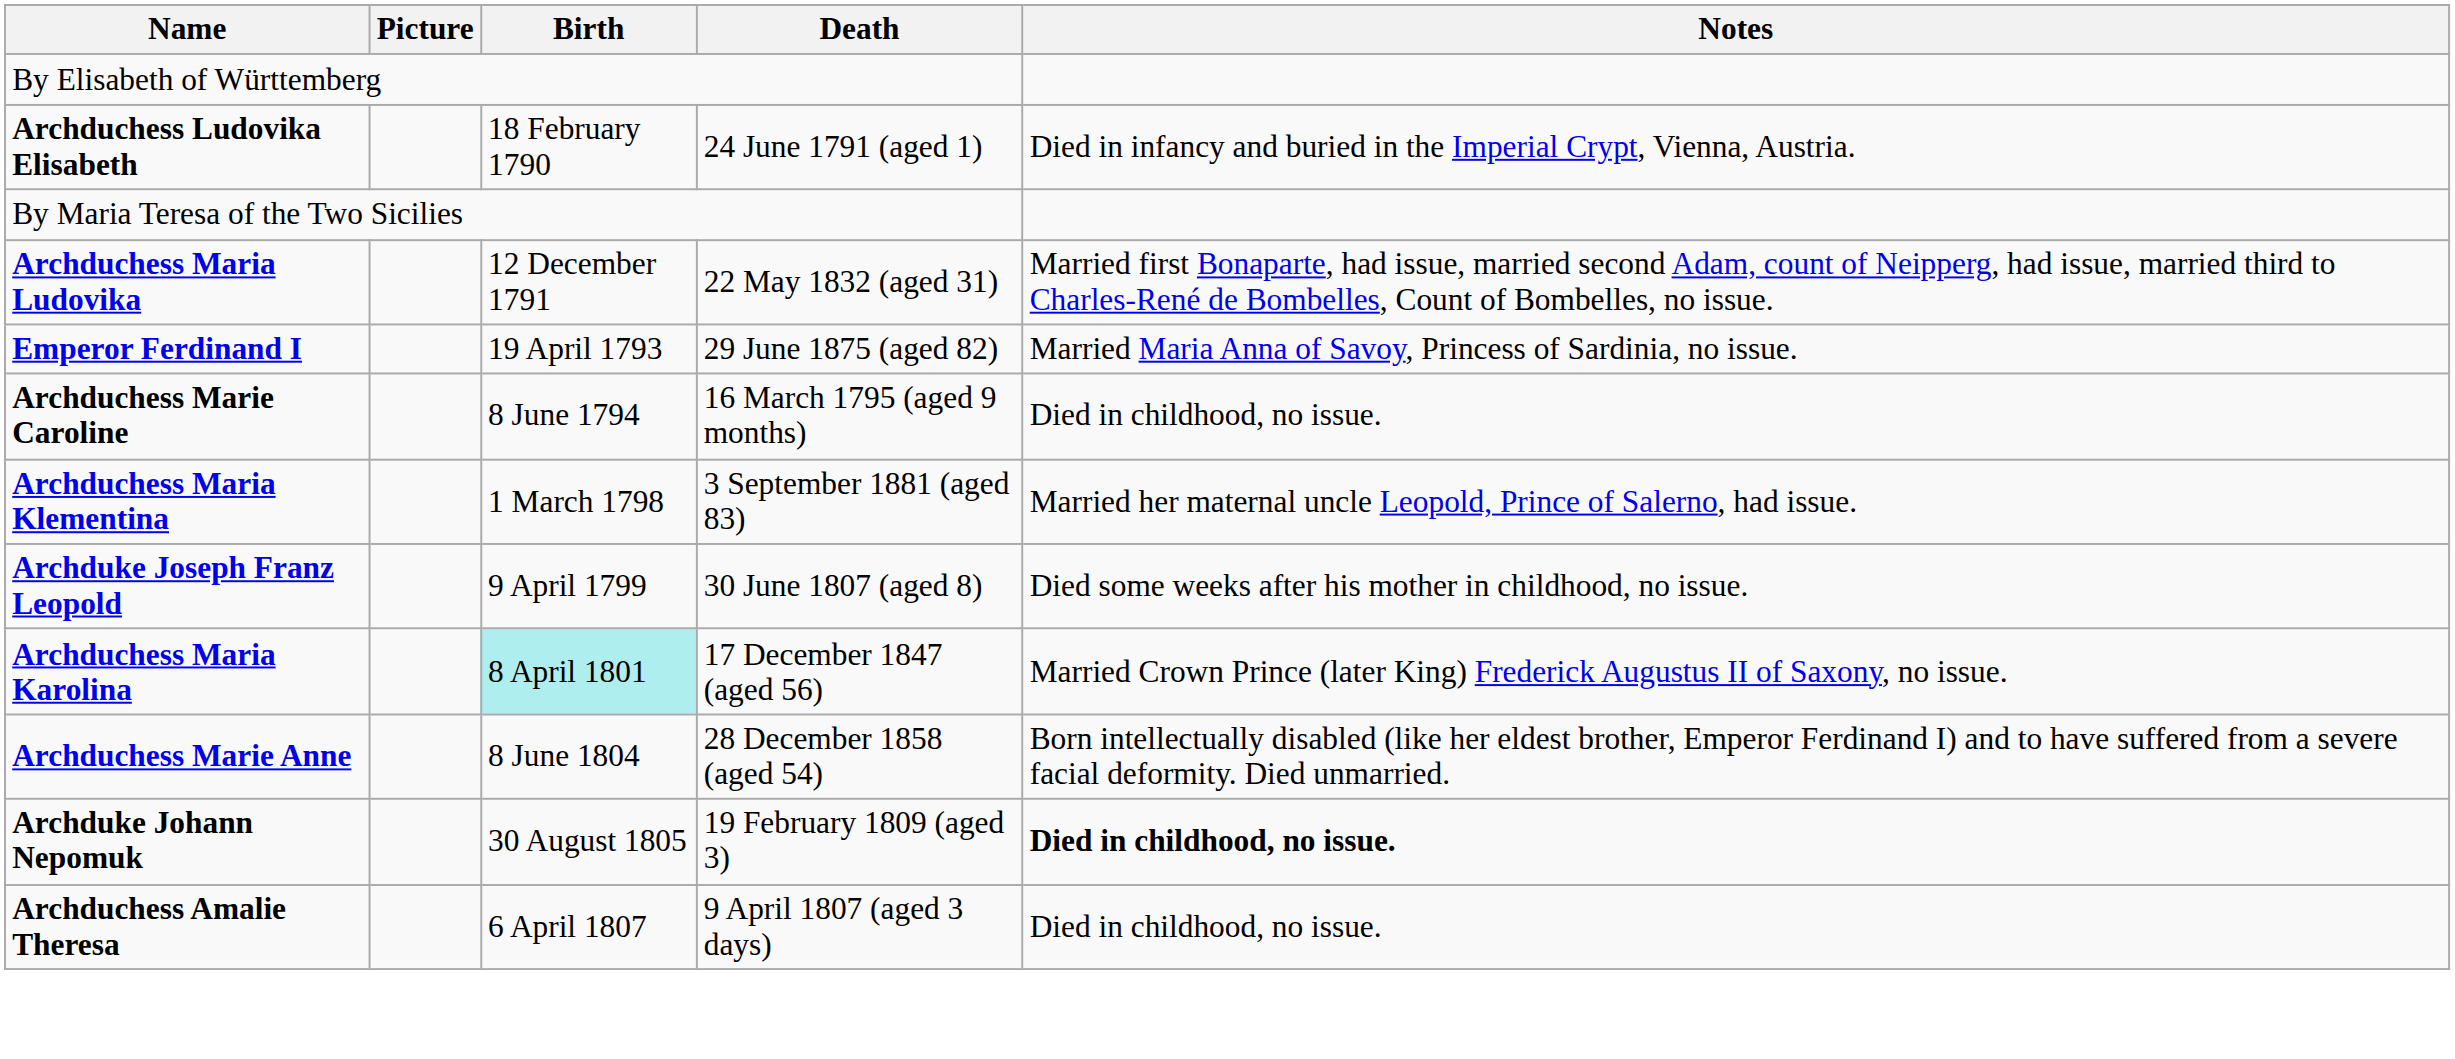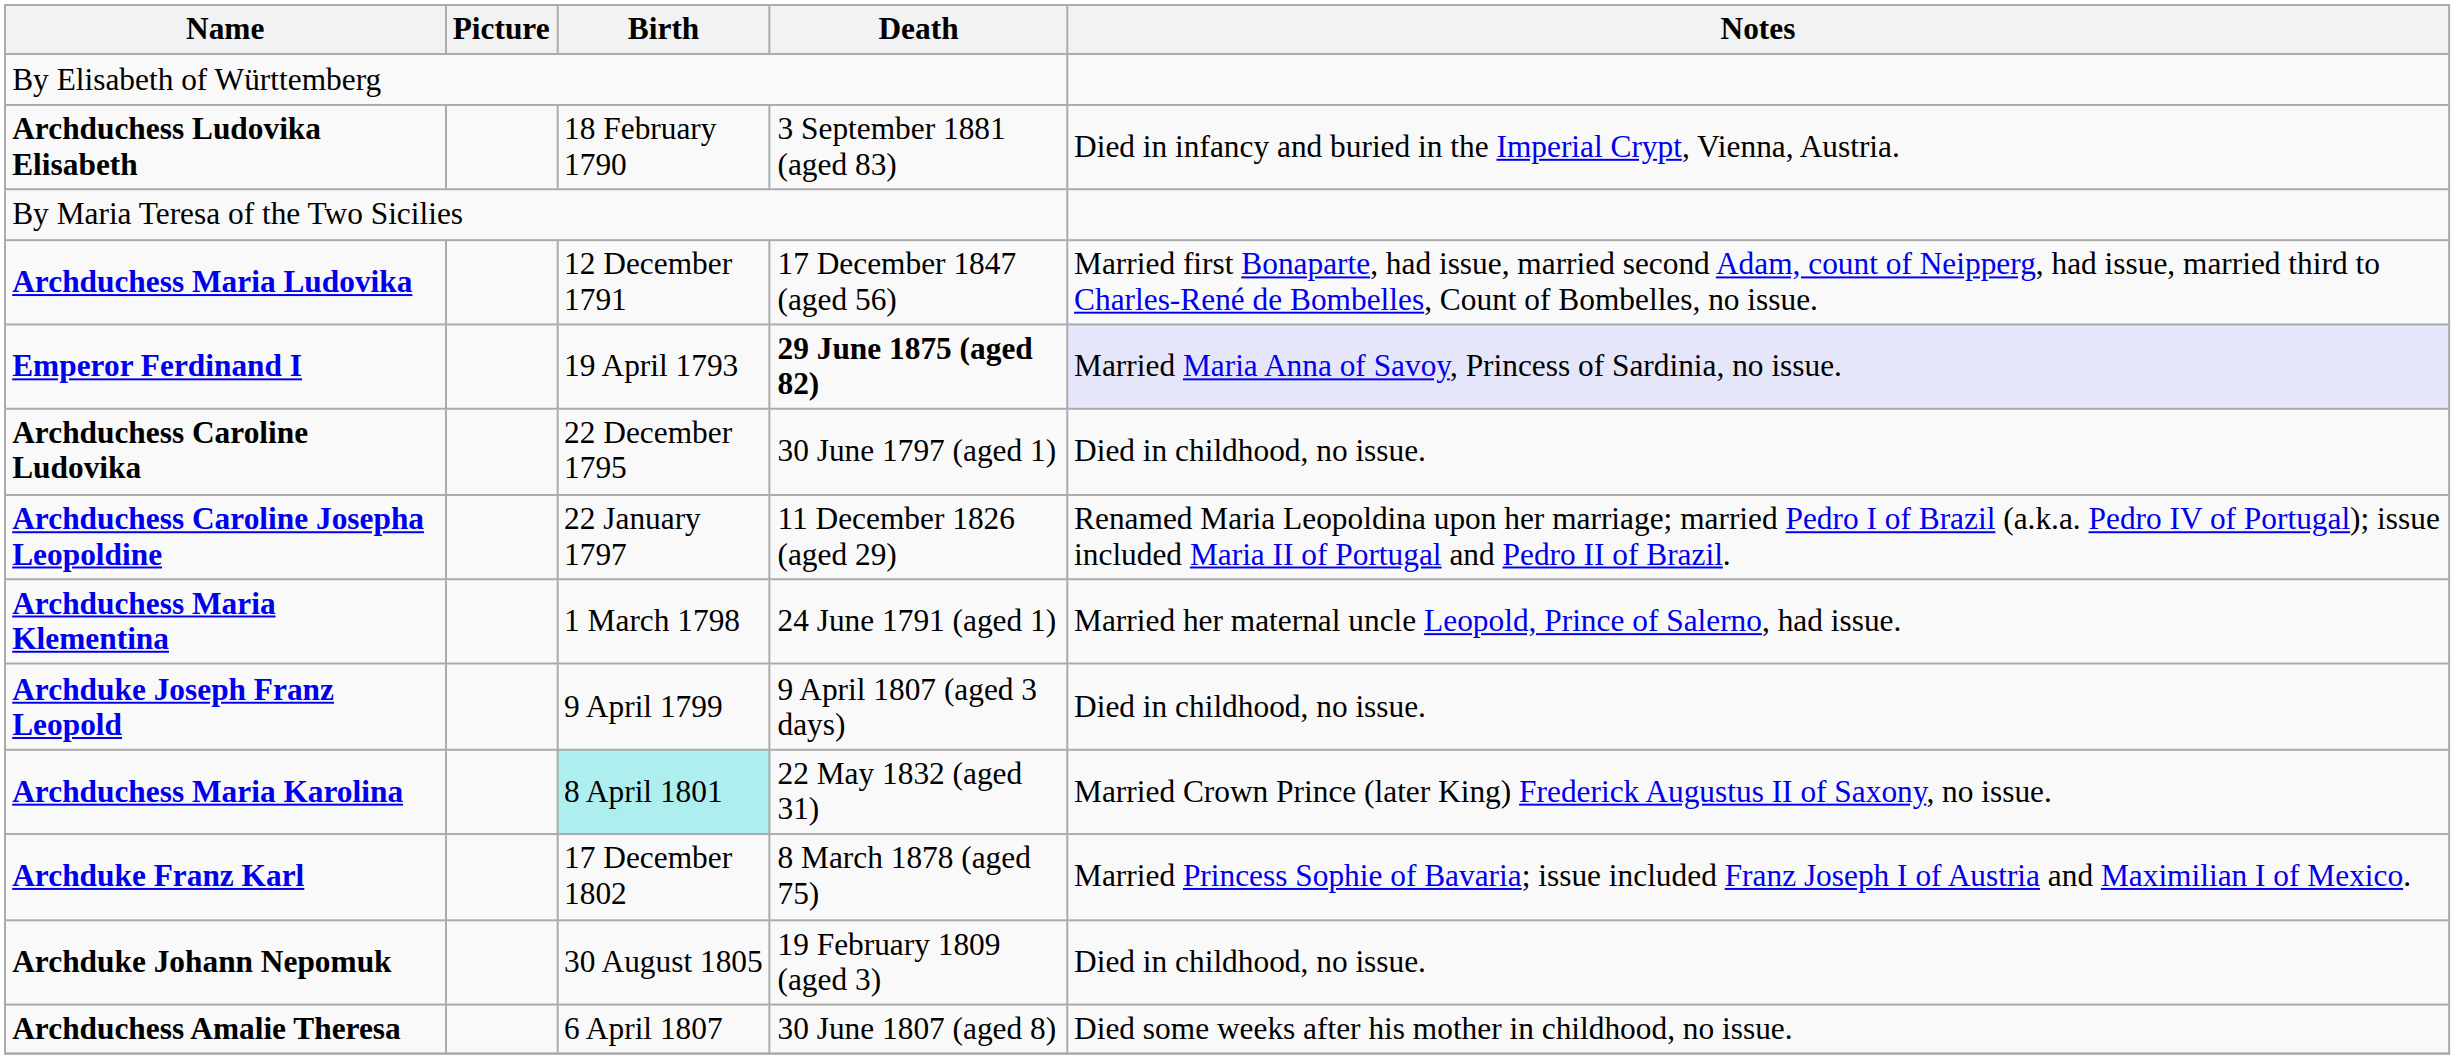(843, 146) 24 June 1791 (aged 1) -> (892, 146) 3 September 1881 (aged 83)
(851, 281) 22 May 1832 (aged 31) -> (897, 281) 17 December 1847 (aged 56)
(851, 348) normal -> (905, 366) bold
(1414, 348) no background -> (1458, 366) lavender background
- row: (143, 415)
+ row: (160, 451)
+ row: (218, 536)
(857, 500) 3 September 1881 (aged 83) -> (917, 621) 24 June 1791 (aged 1)
(843, 586) 30 June 1807 (aged 8) -> (907, 706) 9 April 1807 (aged 3 days)
(1389, 586) Died some weeks after his mother in childhood, no issue. -> (1250, 706) Died in childhood, no issue.
(823, 671) 17 December 1847 (aged 56) -> (900, 791) 22 May 1832 (aged 31)
+ row: (158, 876)
- row: (182, 756)
(1213, 841) bold -> (1250, 961) normal
(833, 926) 9 April 1807 (aged 3 days) -> (917, 1028) 30 June 1807 (aged 8)
(1206, 926) Died in childhood, no issue. -> (1433, 1028) Died some weeks after his mother in childhood, no issue.
